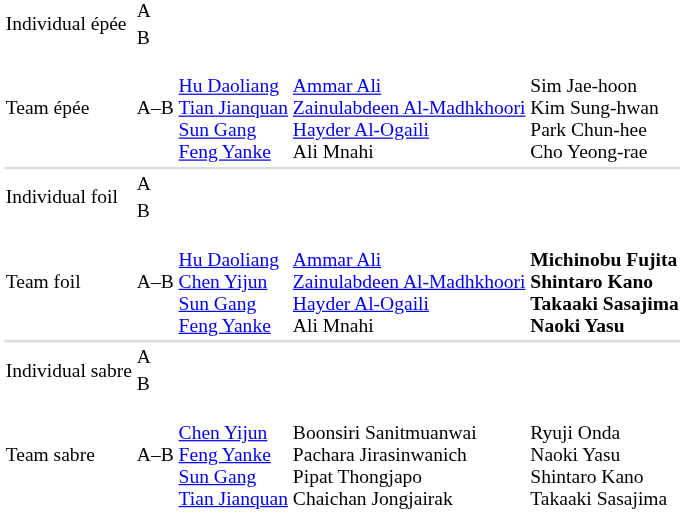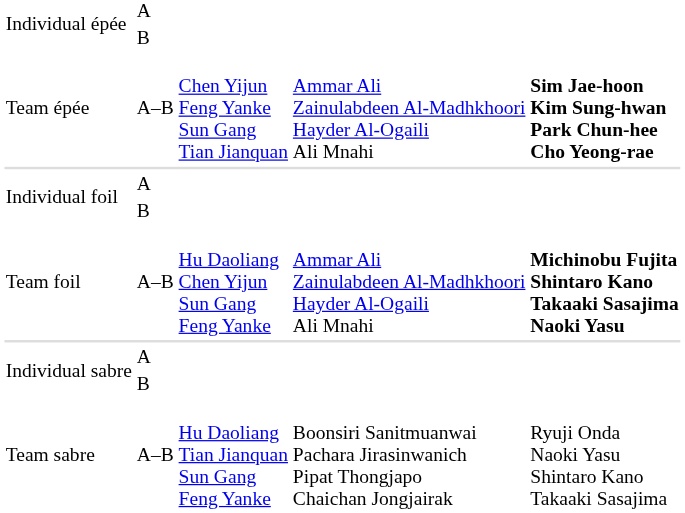(233, 119) Hu Daoliang Tian Jianquan Sun Gang Feng Yanke -> (233, 119) Chen Yijun Feng Yanke Sun Gang Tian Jianquan
(595, 119) normal -> (598, 119) bold
(233, 465) Chen Yijun Feng Yanke Sun Gang Tian Jianquan -> (233, 465) Hu Daoliang Tian Jianquan Sun Gang Feng Yanke
